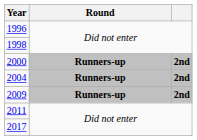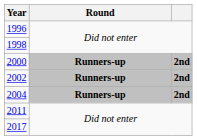+ row: (17, 78)
- row: (17, 95)
